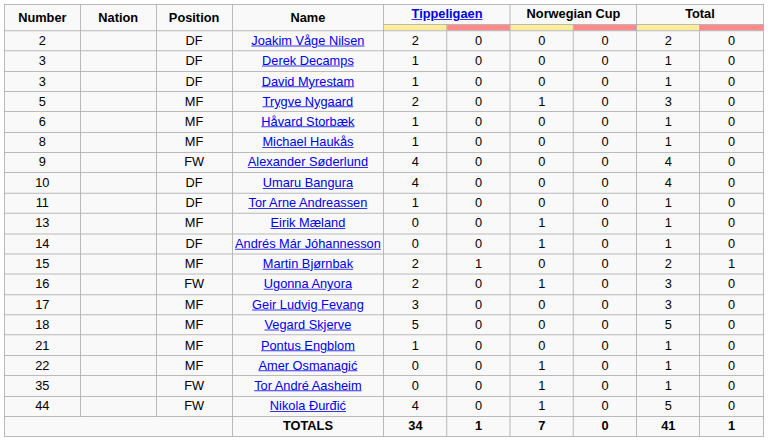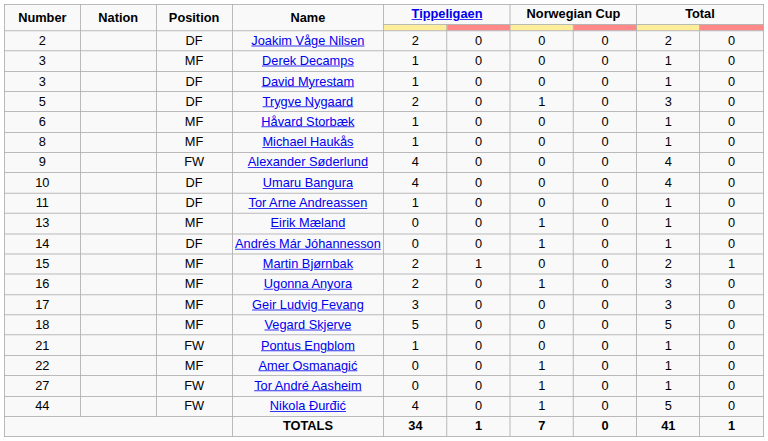(194, 61) DF -> (194, 61) MF
(194, 101) MF -> (194, 101) DF
(194, 284) FW -> (194, 284) MF
(194, 345) MF -> (194, 345) FW
(42, 385) 35 -> (42, 385) 27
